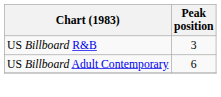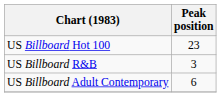+ row: (59, 45)
